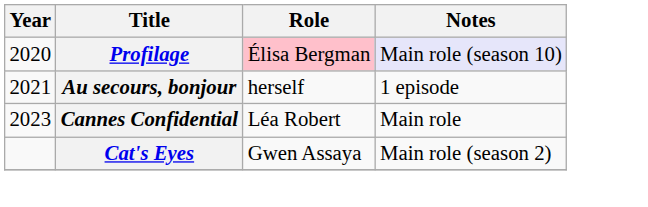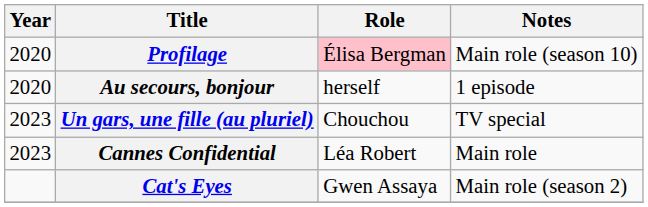(471, 53) lavender background -> (547, 53) no background
(30, 86) 2021 -> (30, 86) 2020
+ row: (187, 119)
